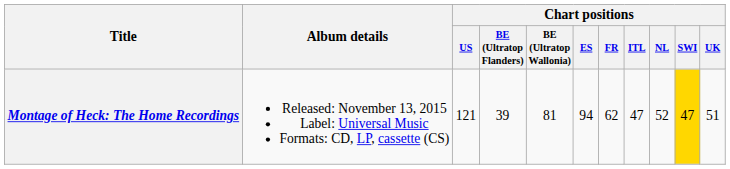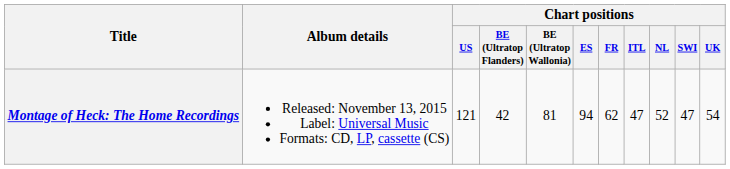(503, 116) 39 -> (503, 116) 42
(687, 116) gold background -> (687, 116) no background
(713, 116) 51 -> (713, 116) 54
